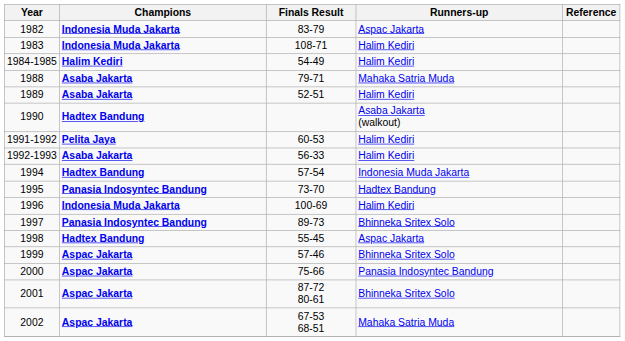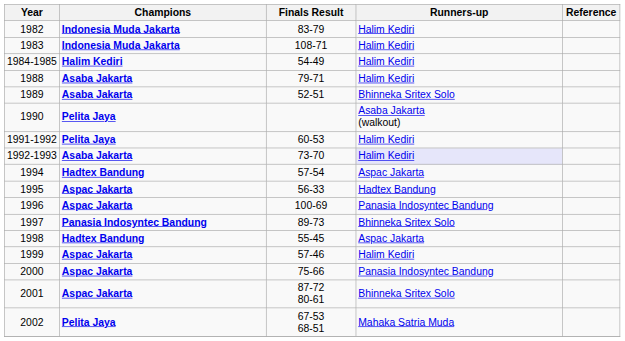(391, 29) Aspac Jakarta -> (386, 29) Halim Kediri
(406, 78) Mahaka Satria Muda -> (386, 78) Halim Kediri
(386, 95) Halim Kediri -> (406, 95) Bhinneka Sritex Solo
(103, 117) Hadtex Bandung -> (89, 117) Pelita Jaya
(311, 156) 56-33 -> (311, 156) 73-70
(386, 156) no background -> (386, 156) lavender background
(414, 172) Indonesia Muda Jakarta -> (391, 172) Aspac Jakarta
(134, 189) Panasia Indosyntec Bandung -> (97, 189) Aspac Jakarta
(311, 189) 73-70 -> (311, 189) 56-33
(121, 205) Indonesia Muda Jakarta -> (97, 205) Aspac Jakarta
(386, 205) Halim Kediri -> (426, 205) Panasia Indosyntec Bandung
(406, 255) Bhinneka Sritex Solo -> (386, 255) Halim Kediri
(97, 322) Aspac Jakarta -> (89, 322) Pelita Jaya
